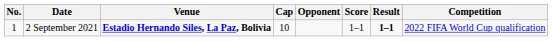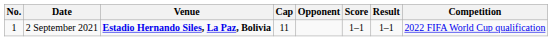(284, 28) 10 -> (284, 28) 11
(386, 28) bold -> (386, 28) normal
